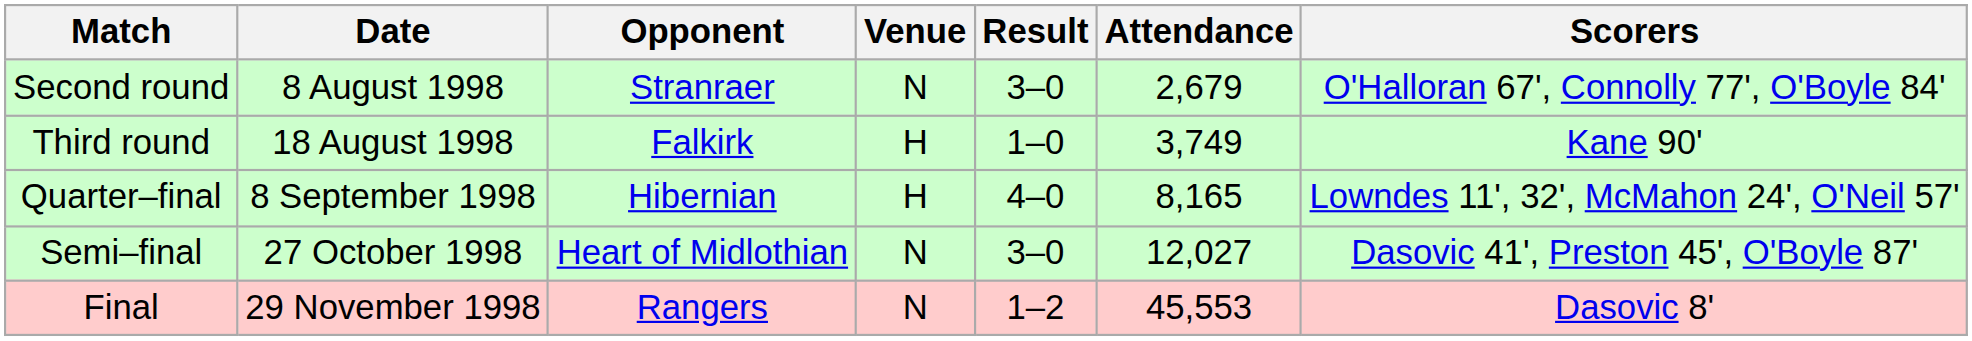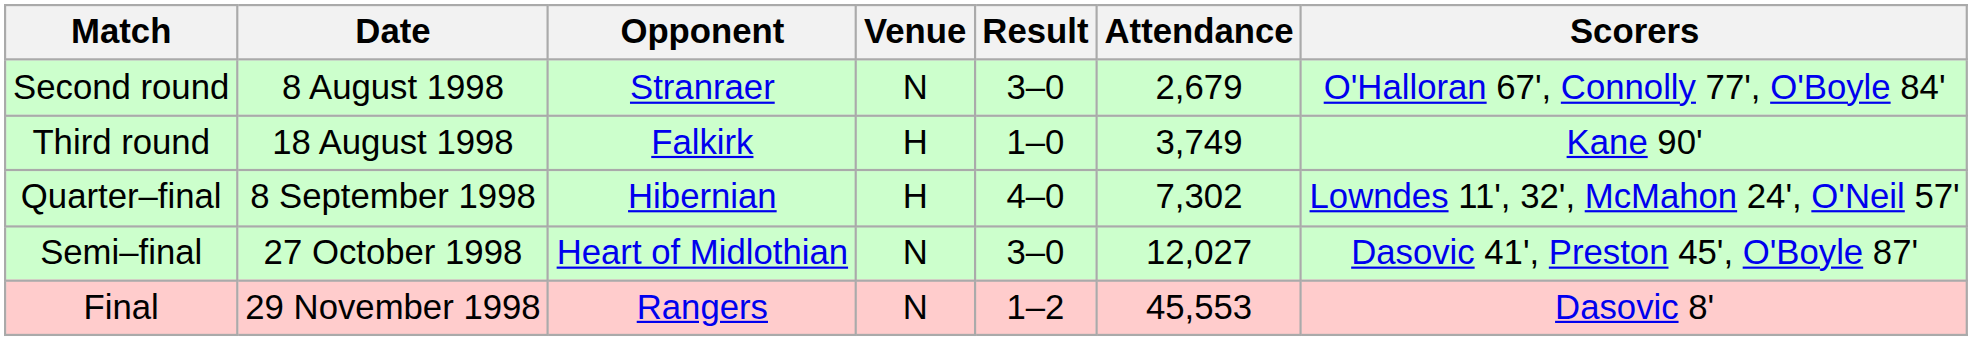(1199, 197) 8,165 -> (1199, 197) 7,302
